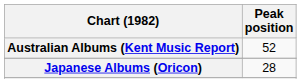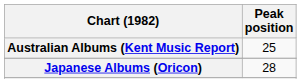(269, 48) 52 -> (269, 48) 25
